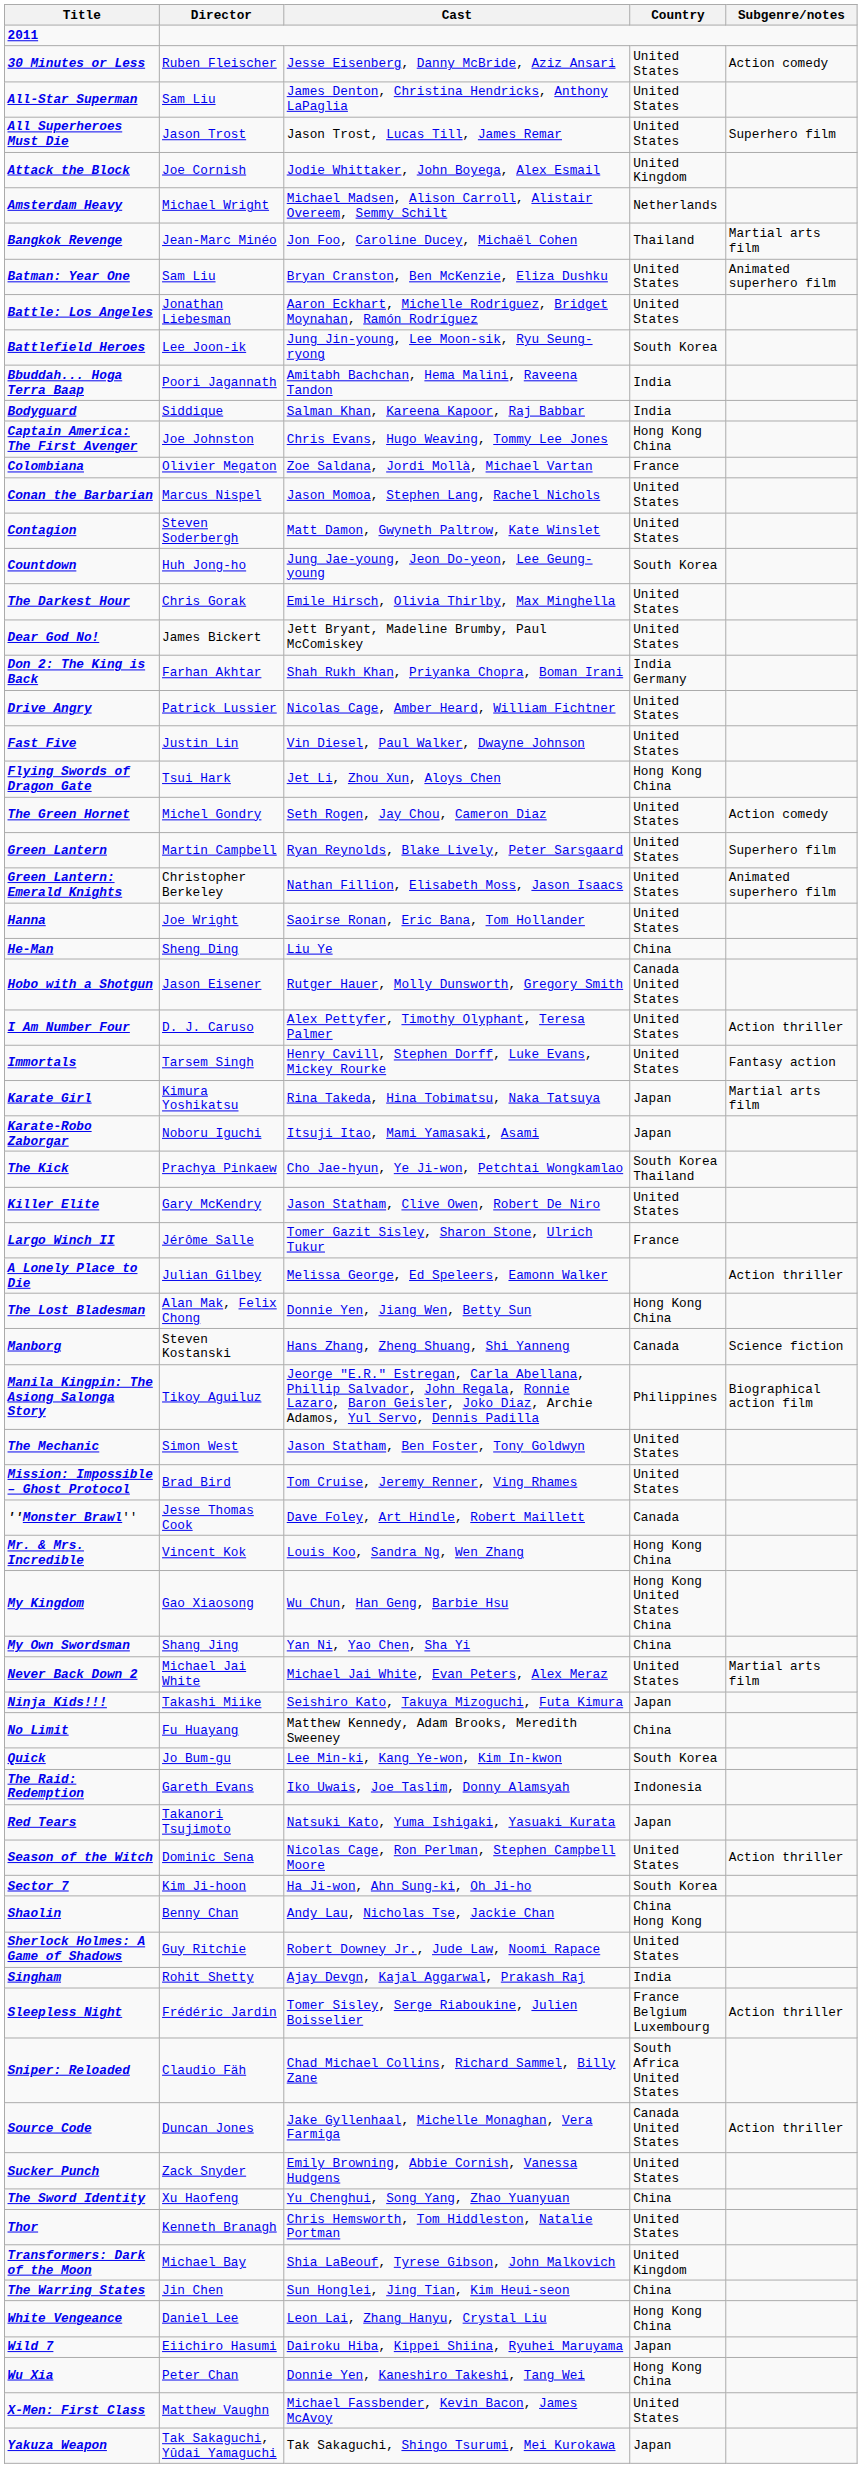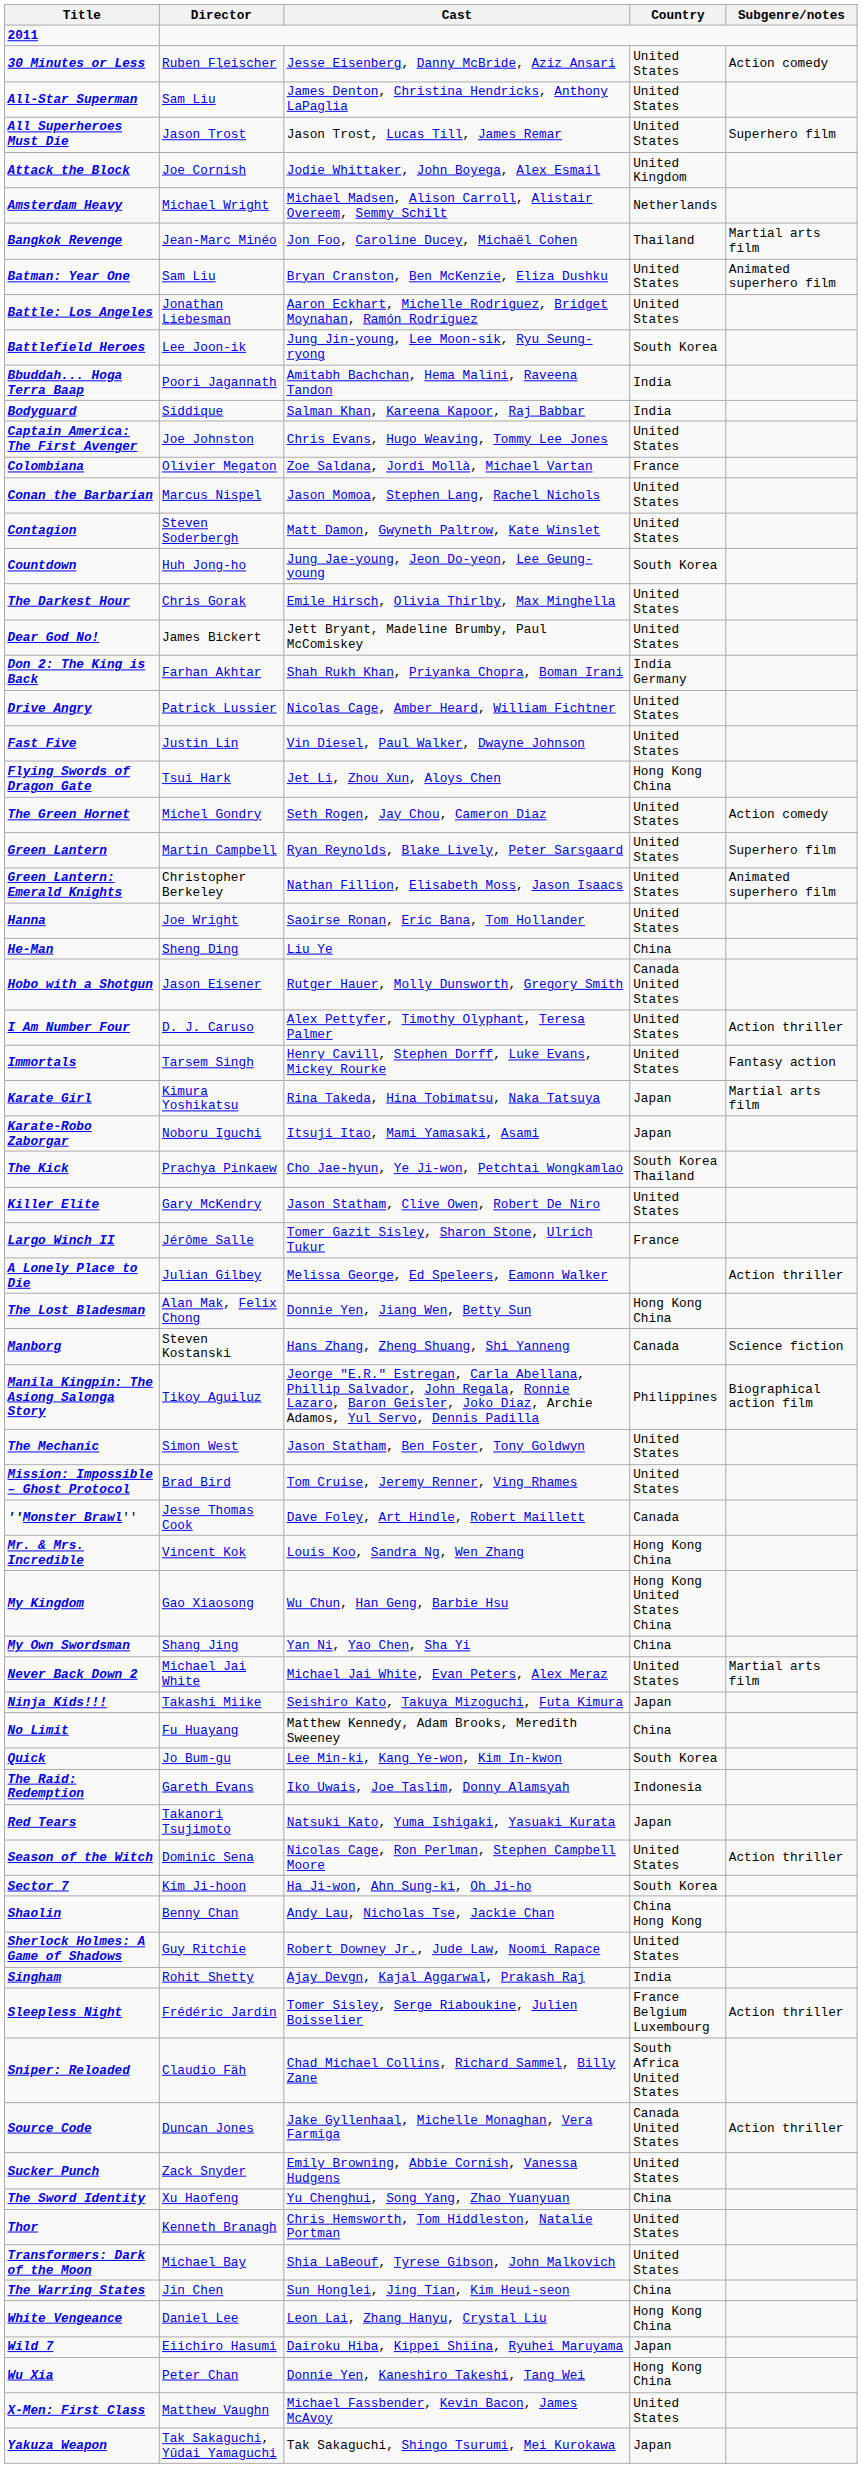(668, 439) Hong Kong China -> (656, 439) United States
(660, 2263) United Kingdom -> (656, 2263) United States
